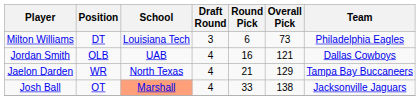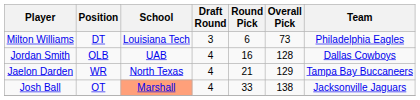(285, 55) 121 -> (285, 55) 128
